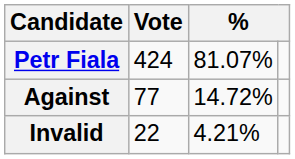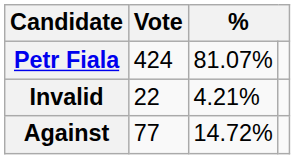rows swapped: (67, 97) <-> (67, 134)
